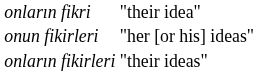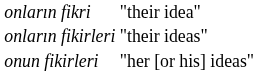rows swapped: (60, 61) <-> (51, 36)
